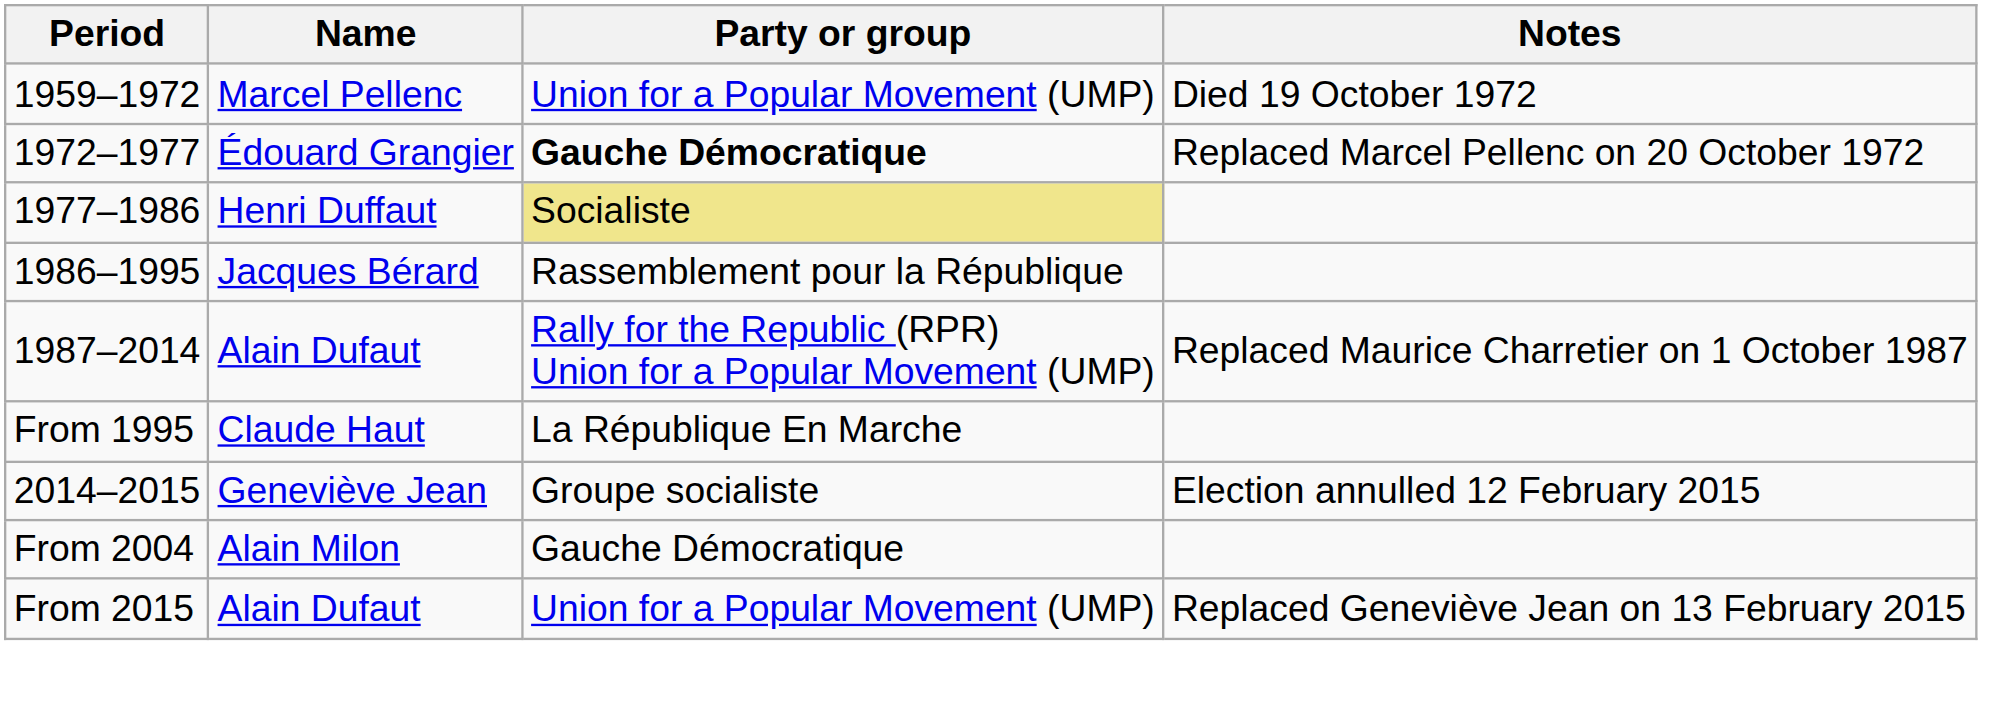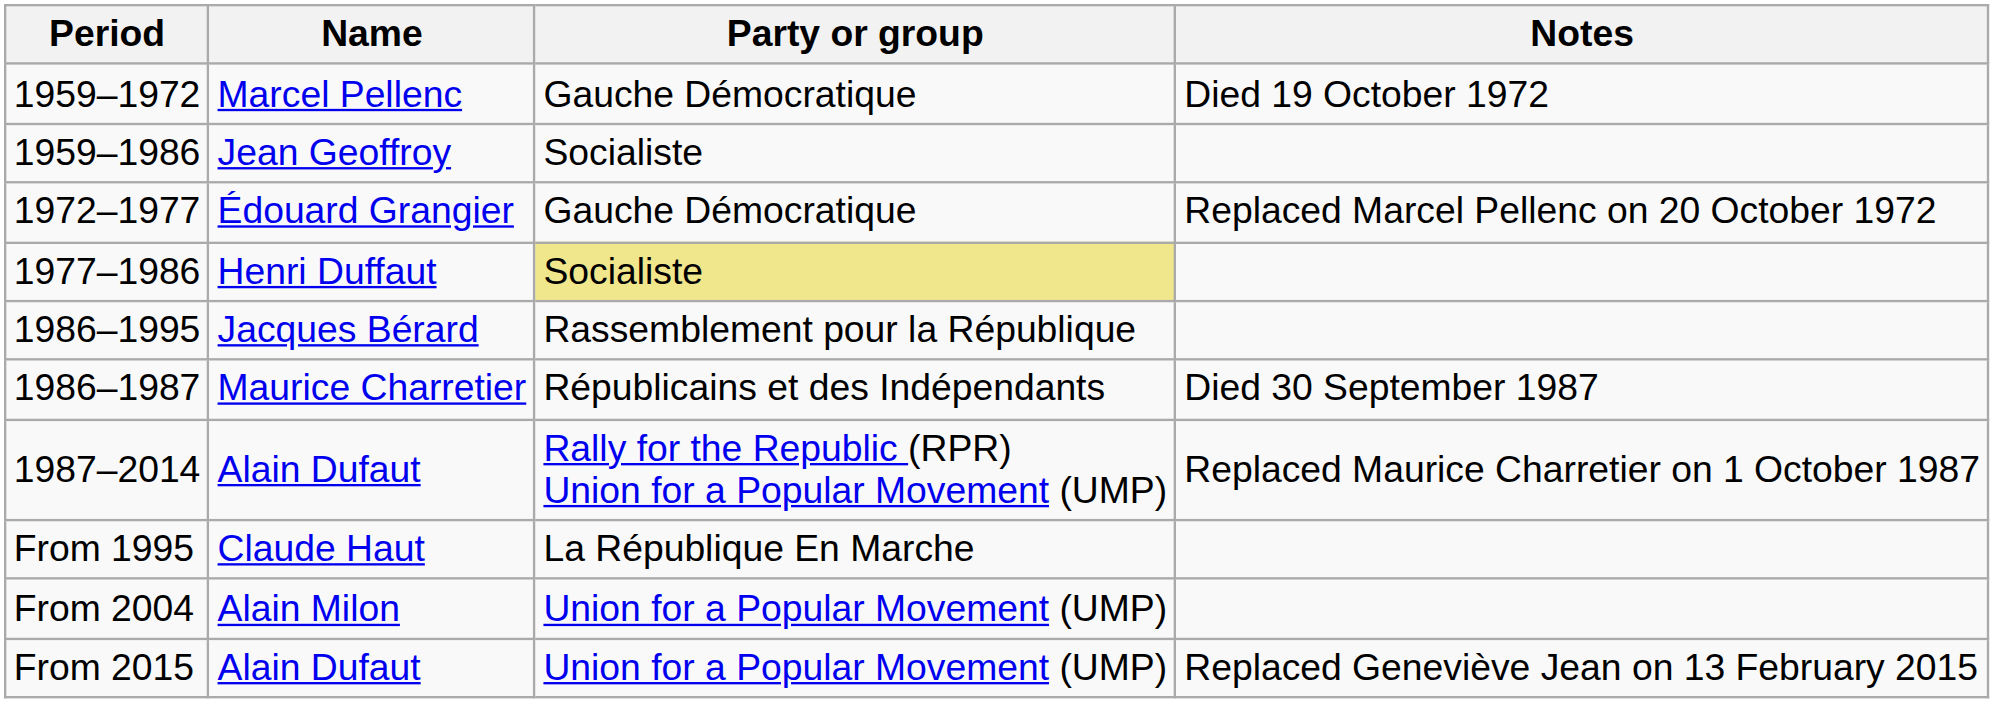(843, 93) Union for a Popular Movement (UMP) -> (730, 93) Gauche Démocratique
+ row: (107, 152)
(729, 152) bold -> (730, 211) normal
+ row: (107, 388)
- row: (107, 489)
(718, 548) Gauche Démocratique -> (855, 608) Union for a Popular Movement (UMP)
